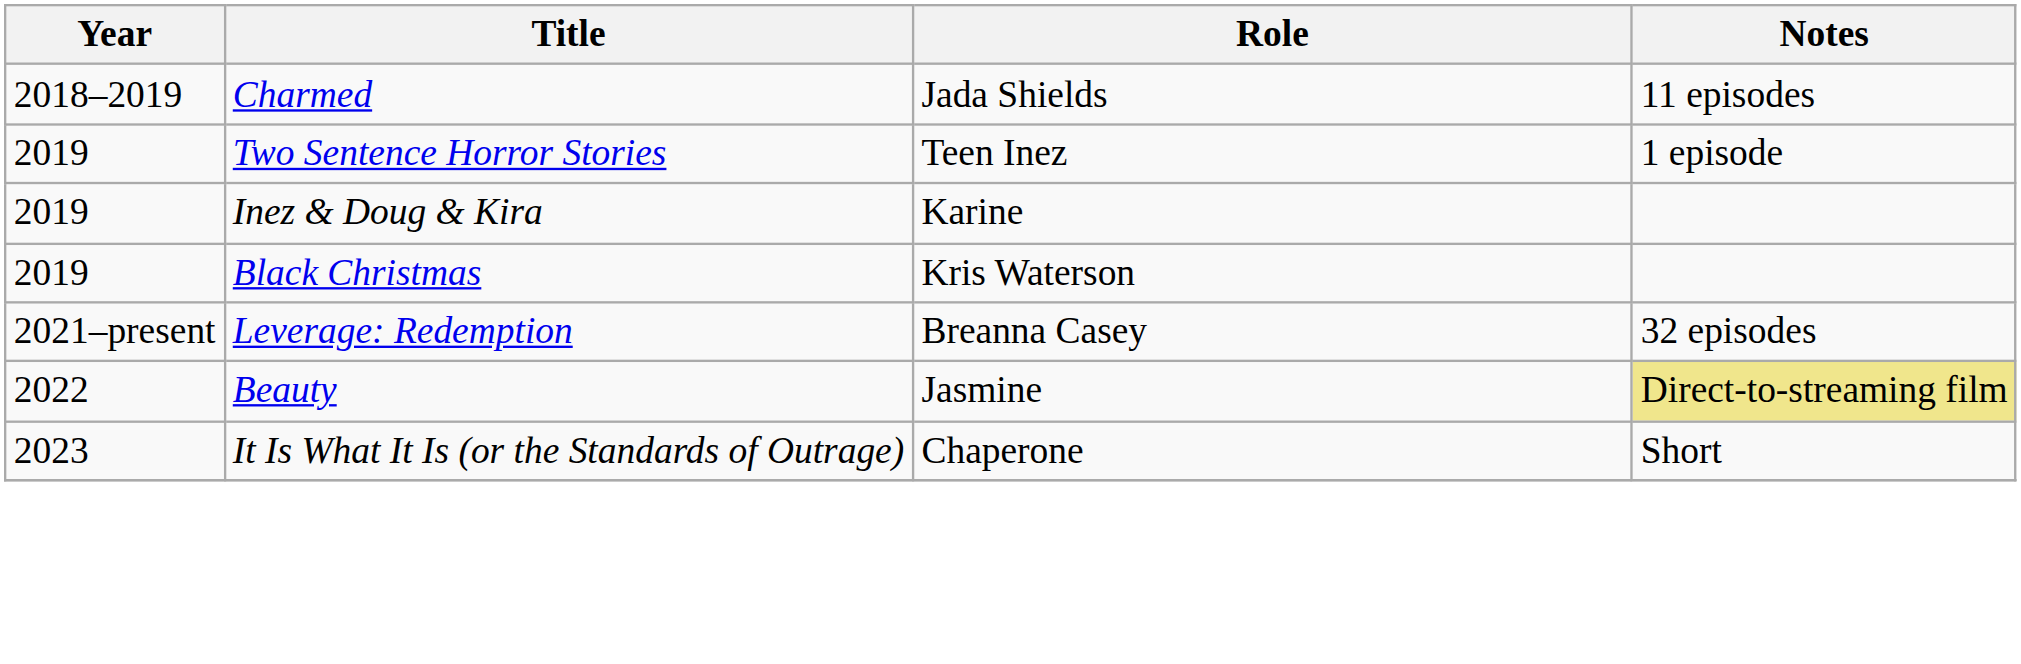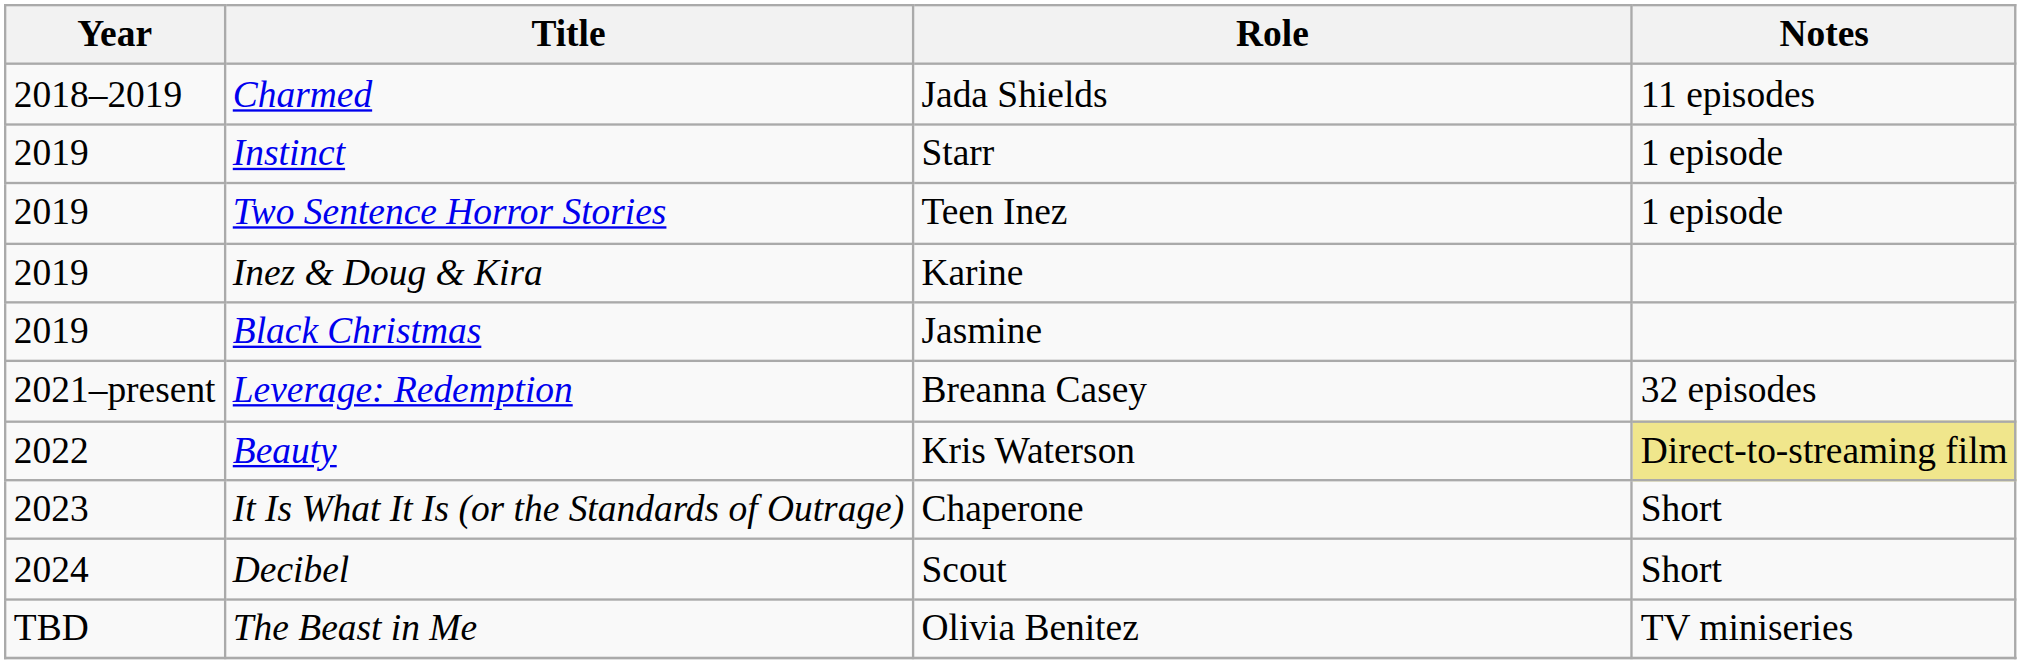+ row: (289, 152)
(1028, 271) Kris Waterson -> (982, 331) Jasmine
(982, 390) Jasmine -> (1028, 449) Kris Waterson
+ row: (291, 568)
+ row: (355, 627)
